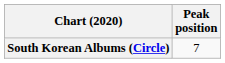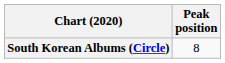(196, 48) 7 -> (196, 48) 8
